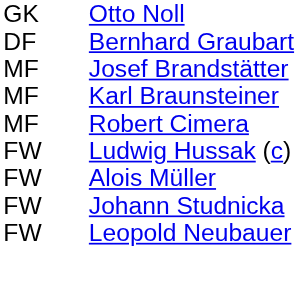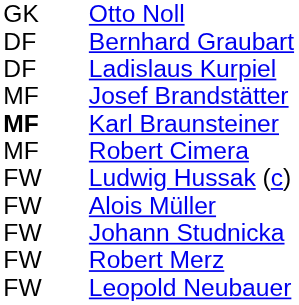+ row: (183, 68)
(21, 96) normal -> (21, 123) bold
+ row: (157, 260)
